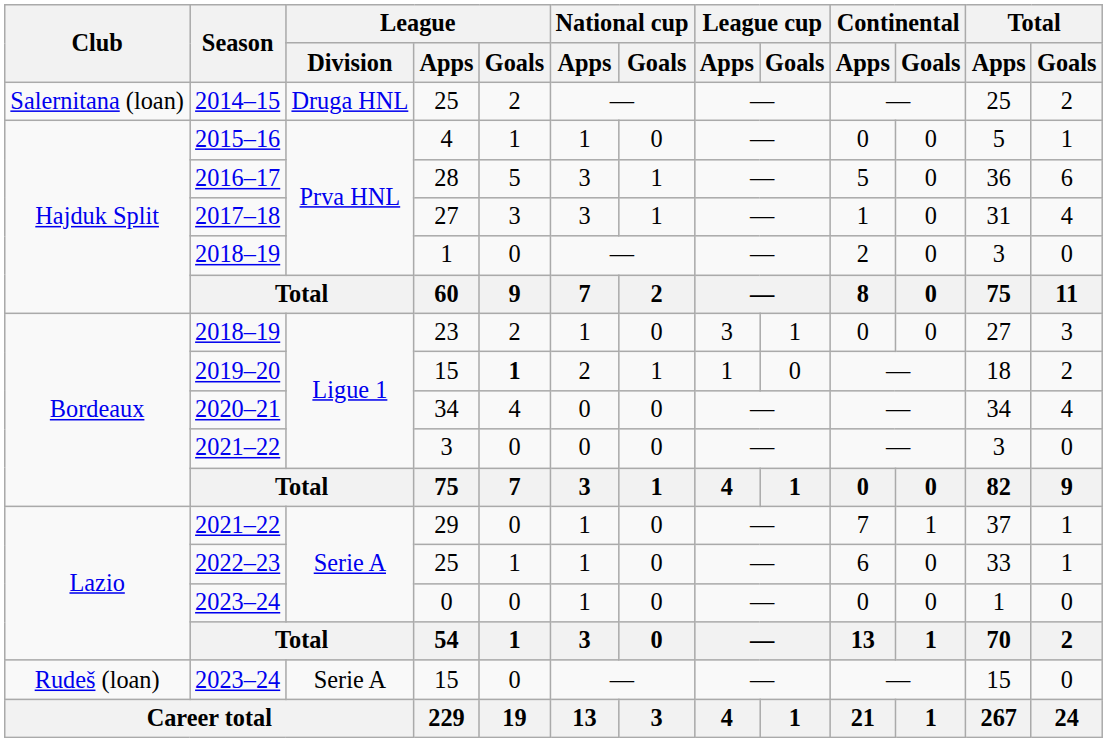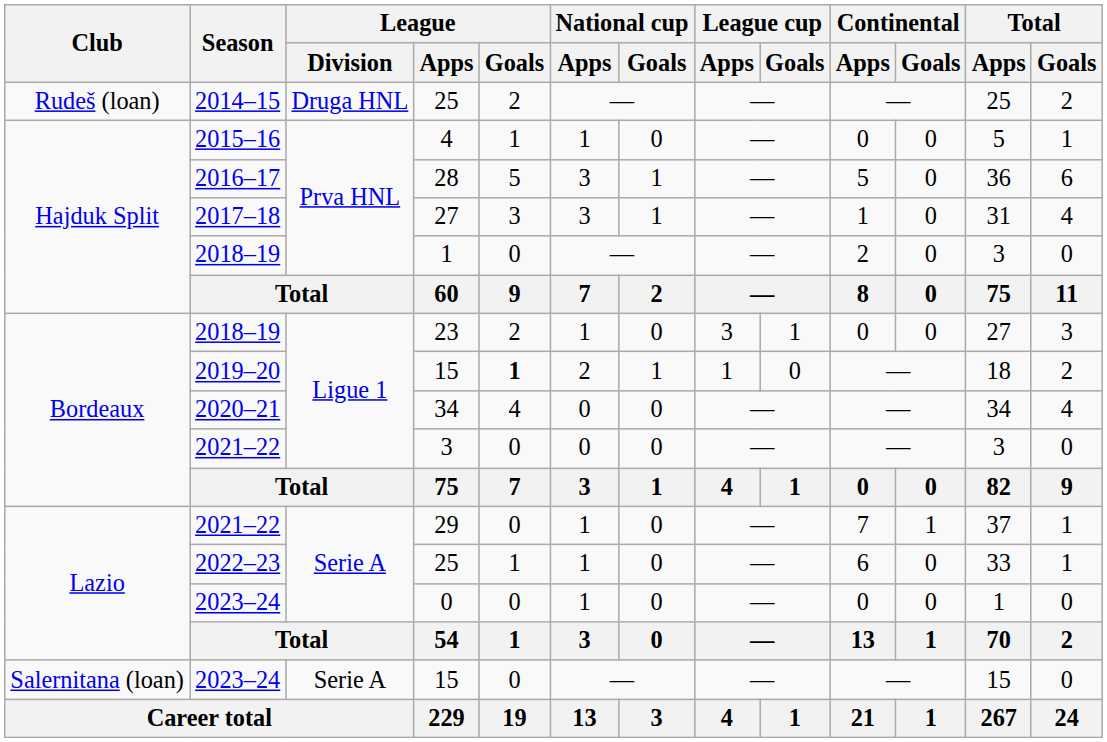(97, 100) Salernitana (loan) -> (97, 100) Rudeš (loan)
(97, 679) Rudeš (loan) -> (97, 679) Salernitana (loan)
